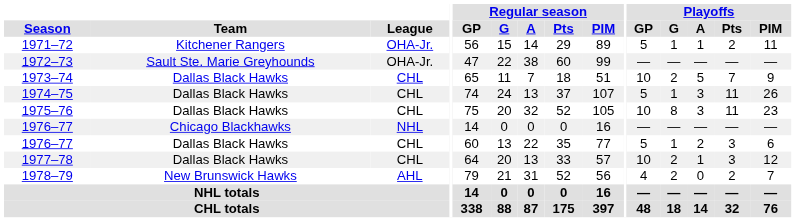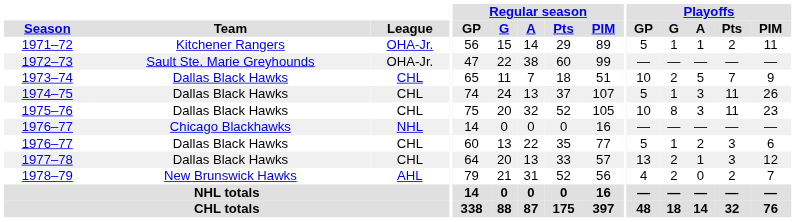(644, 159) 10 -> (644, 159) 13
